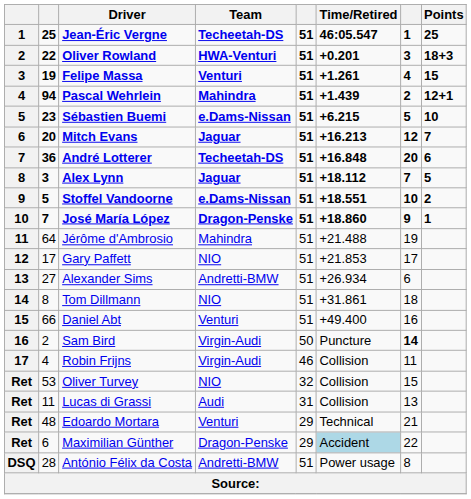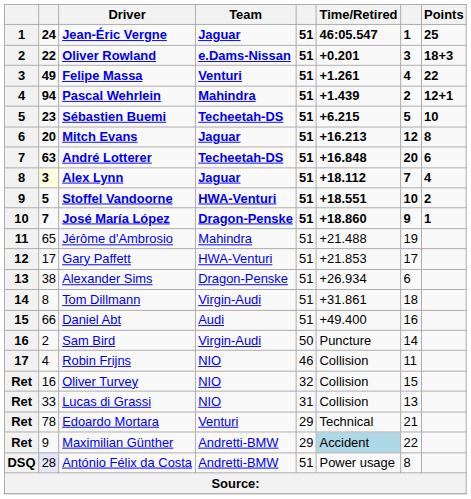(49, 35) 25 -> (49, 35) 24
(241, 35) Techeetah-DS -> (219, 35) Jaguar
(237, 55) HWA-Venturi -> (244, 55) e.Dams-Nissan
(49, 75) 19 -> (49, 75) 49
(431, 75) 15 -> (431, 75) 22
(244, 116) e.Dams-Nissan -> (241, 116) Techeetah-DS
(428, 136) 7 -> (428, 136) 8
(49, 157) 36 -> (49, 157) 63
(45, 177) no background -> (45, 177) lightyellow background
(428, 177) 5 -> (428, 177) 4
(244, 198) e.Dams-Nissan -> (237, 198) HWA-Venturi
(49, 238) 64 -> (49, 238) 65
(210, 259) NIO -> (235, 259) HWA-Venturi
(49, 279) 27 -> (49, 279) 38
(238, 279) Andretti-BMW -> (243, 279) Dragon-Penske
(210, 299) NIO -> (230, 299) Virgin-Audi
(218, 320) Venturi -> (211, 320) Audi
(411, 340) bold -> (411, 340) normal
(230, 360) Virgin-Audi -> (210, 360) NIO
(49, 381) 53 -> (49, 381) 16
(48, 401) 11 -> (49, 401) 33
(211, 401) Audi -> (210, 401) NIO
(49, 422) 48 -> (49, 422) 78
(45, 442) 6 -> (45, 442) 9
(243, 442) Dragon-Penske -> (238, 442) Andretti-BMW
(49, 462) no background -> (49, 462) lavender background
